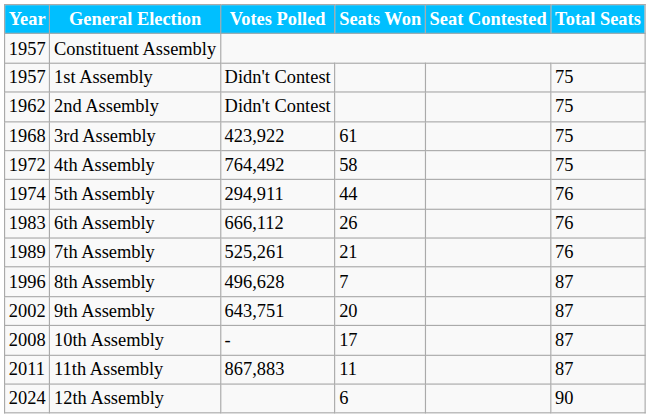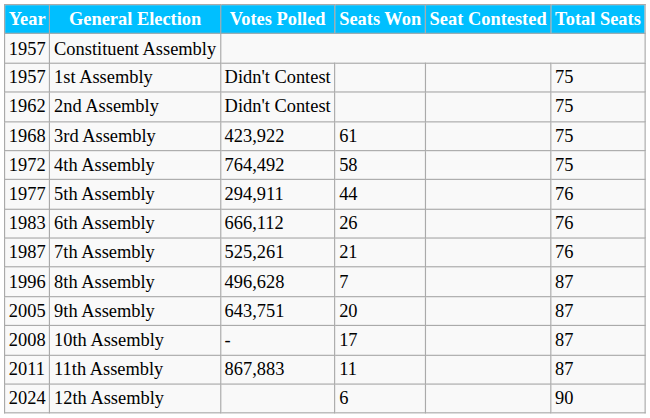(27, 194) 1974 -> (27, 194) 1977
(27, 252) 1989 -> (27, 252) 1987
(27, 310) 2002 -> (27, 310) 2005
